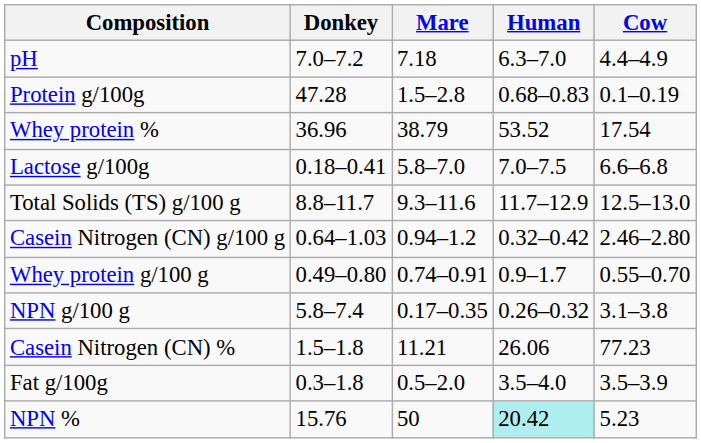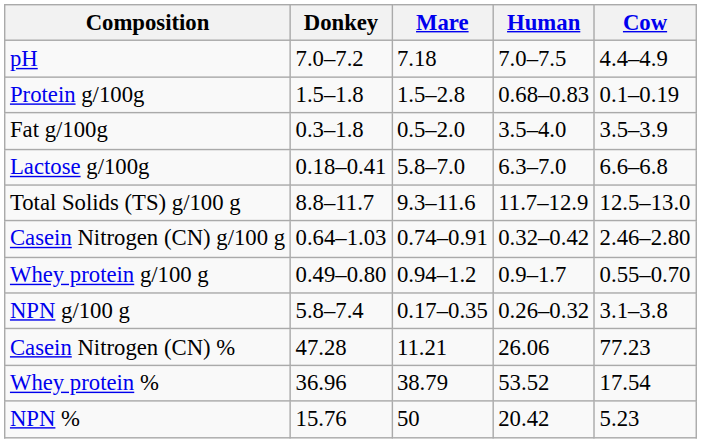(532, 58) 6.3–7.0 -> (532, 58) 7.0–7.5
(321, 94) 47.28 -> (330, 94) 1.5–1.8
rows swapped: (59, 382) <-> (84, 130)
(532, 166) 7.0–7.5 -> (532, 166) 6.3–7.0
(437, 238) 0.94–1.2 -> (442, 238) 0.74–0.91
(442, 274) 0.74–0.91 -> (437, 274) 0.94–1.2
(330, 346) 1.5–1.8 -> (321, 346) 47.28
(524, 418) paleturquoise background -> (524, 418) no background
